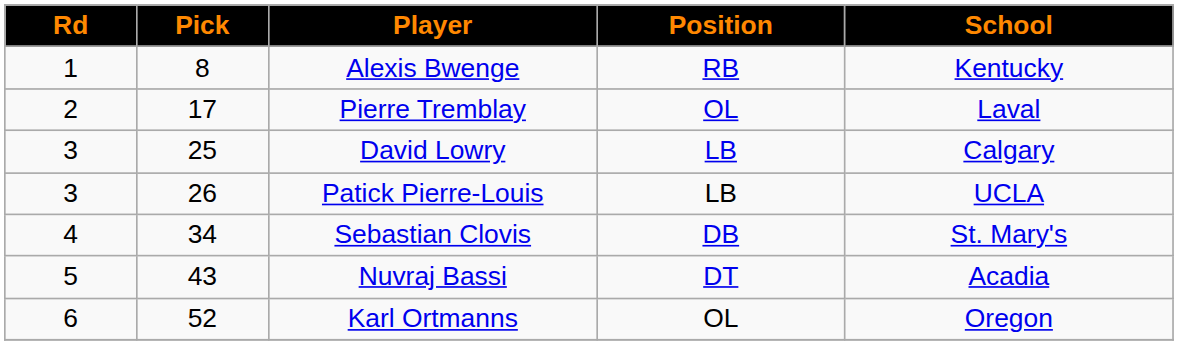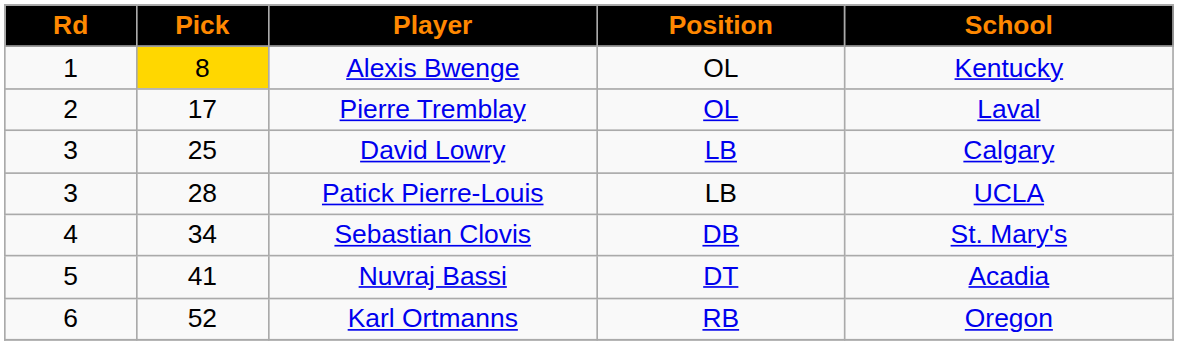(202, 67) no background -> (202, 67) gold background
(721, 67) RB -> (721, 67) OL
(202, 192) 26 -> (202, 192) 28
(202, 276) 43 -> (202, 276) 41
(721, 318) OL -> (721, 318) RB
